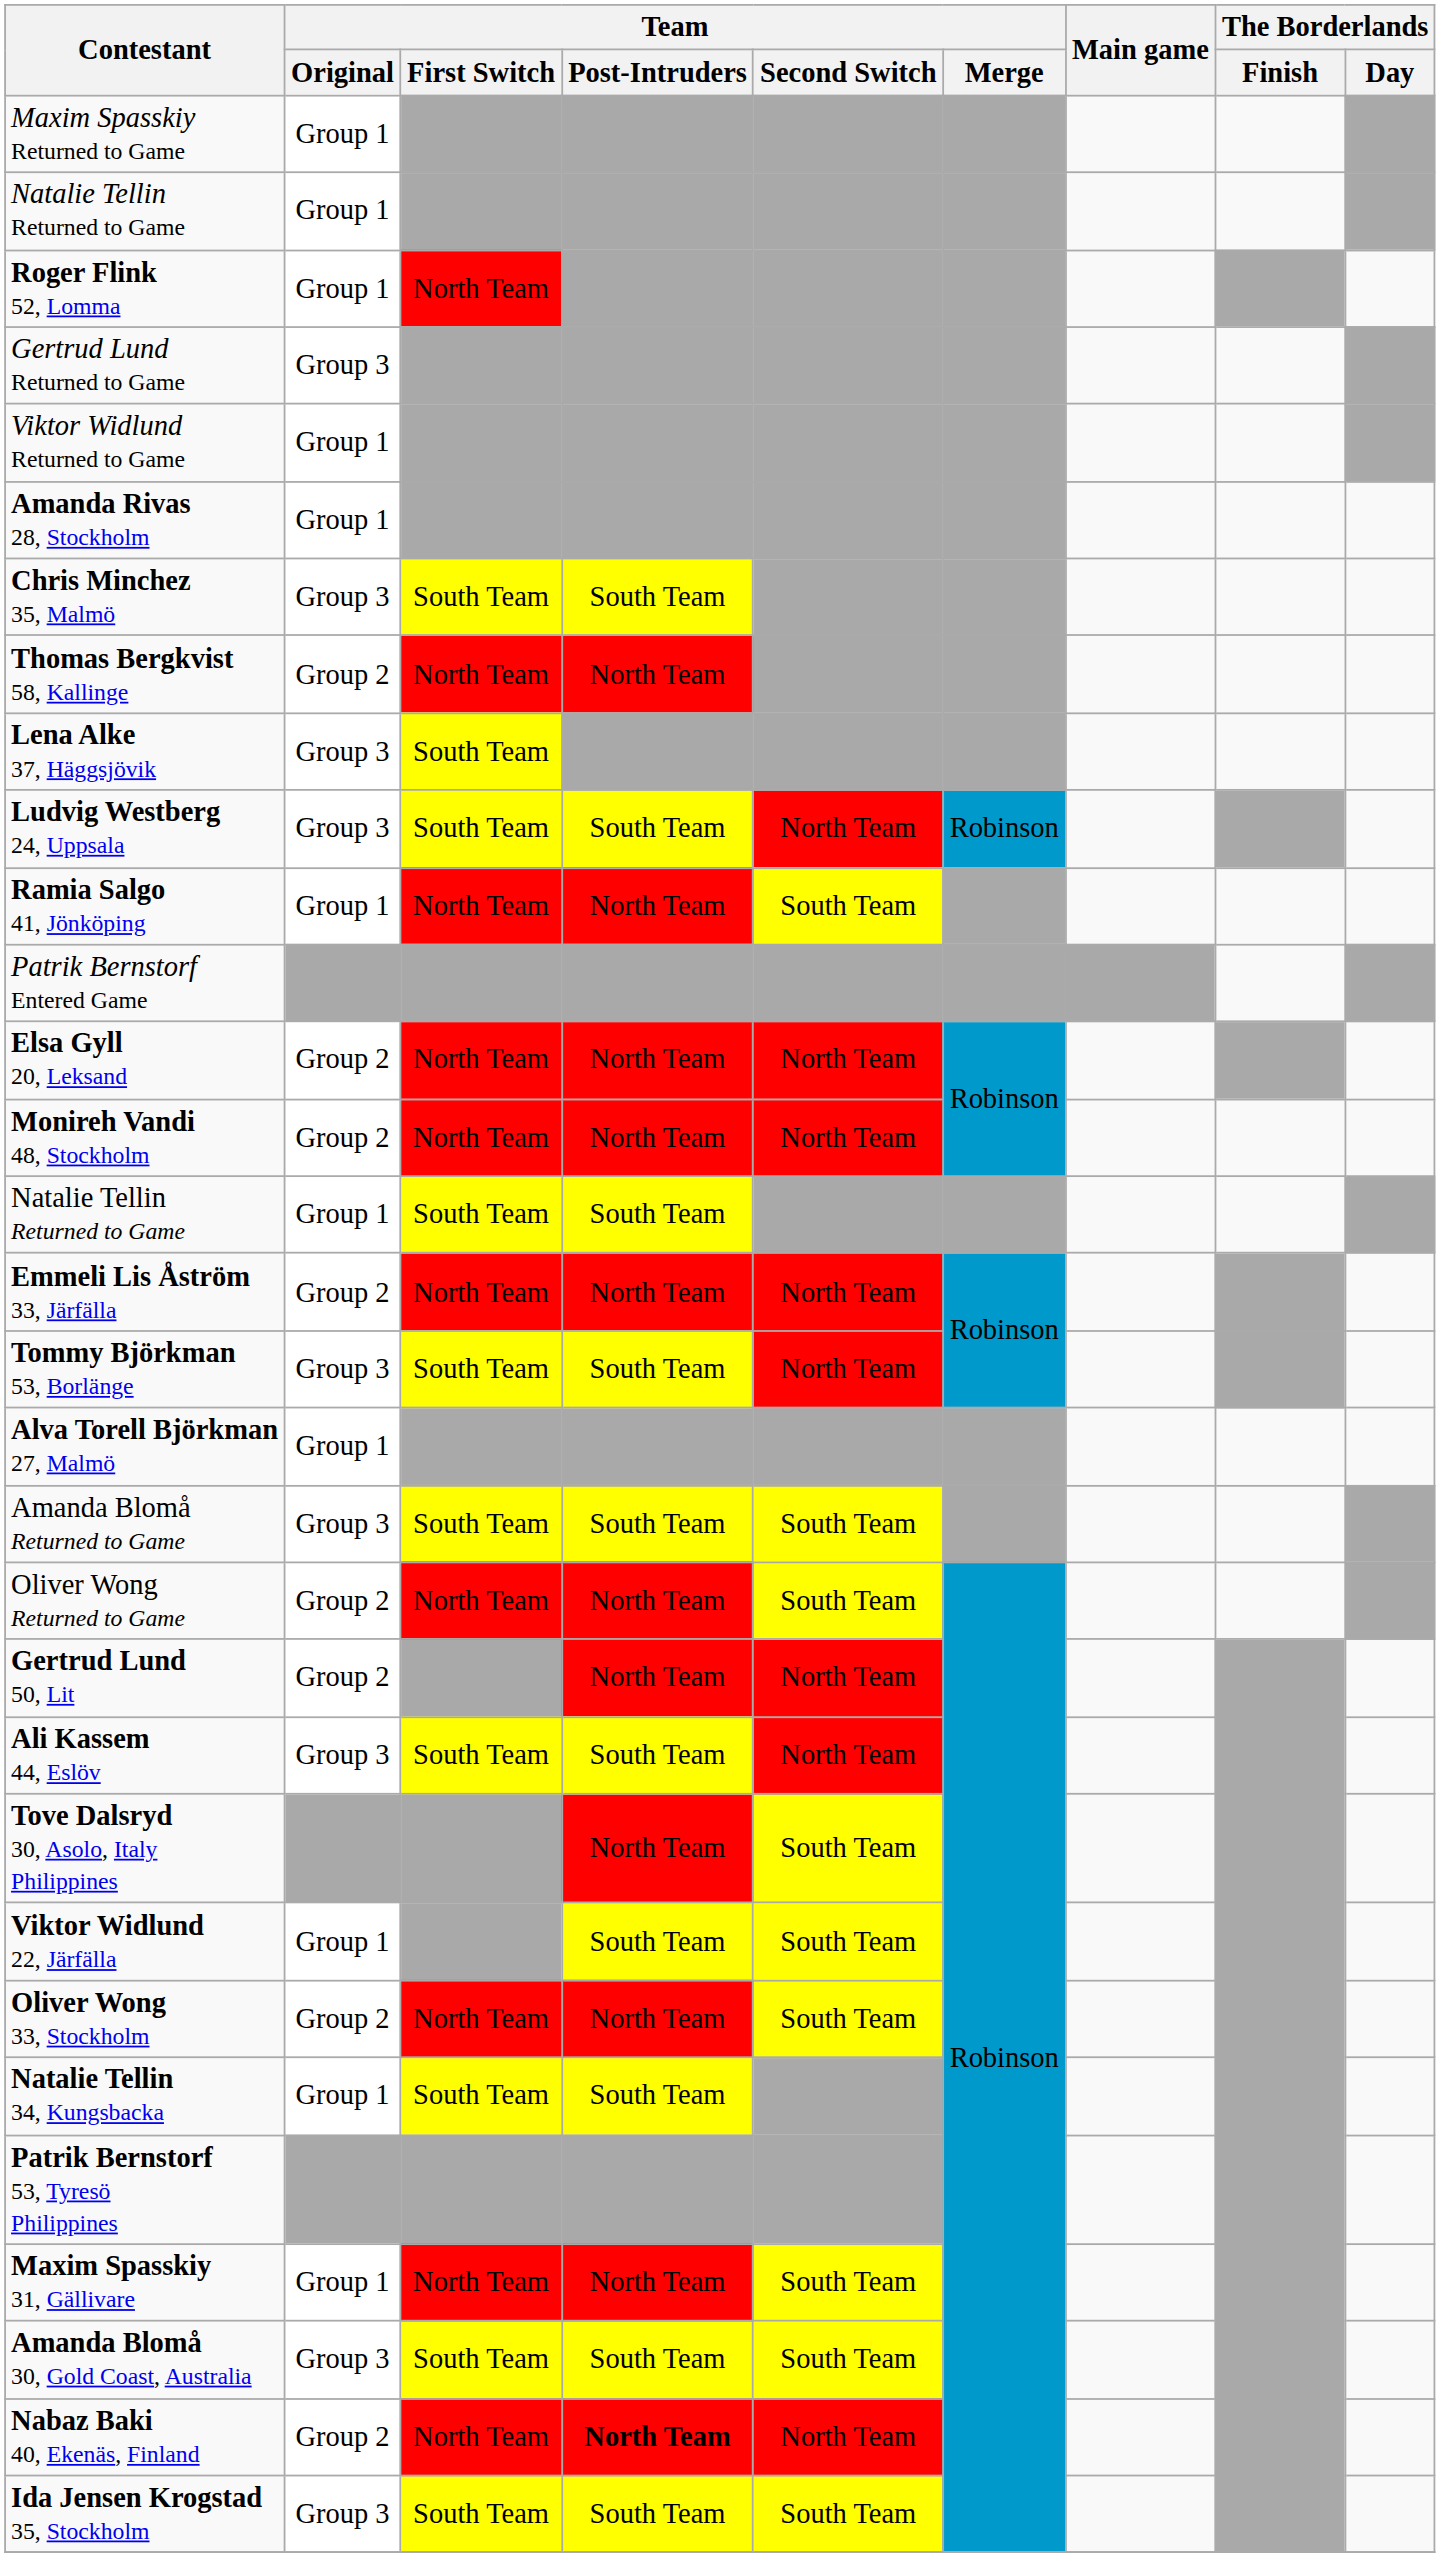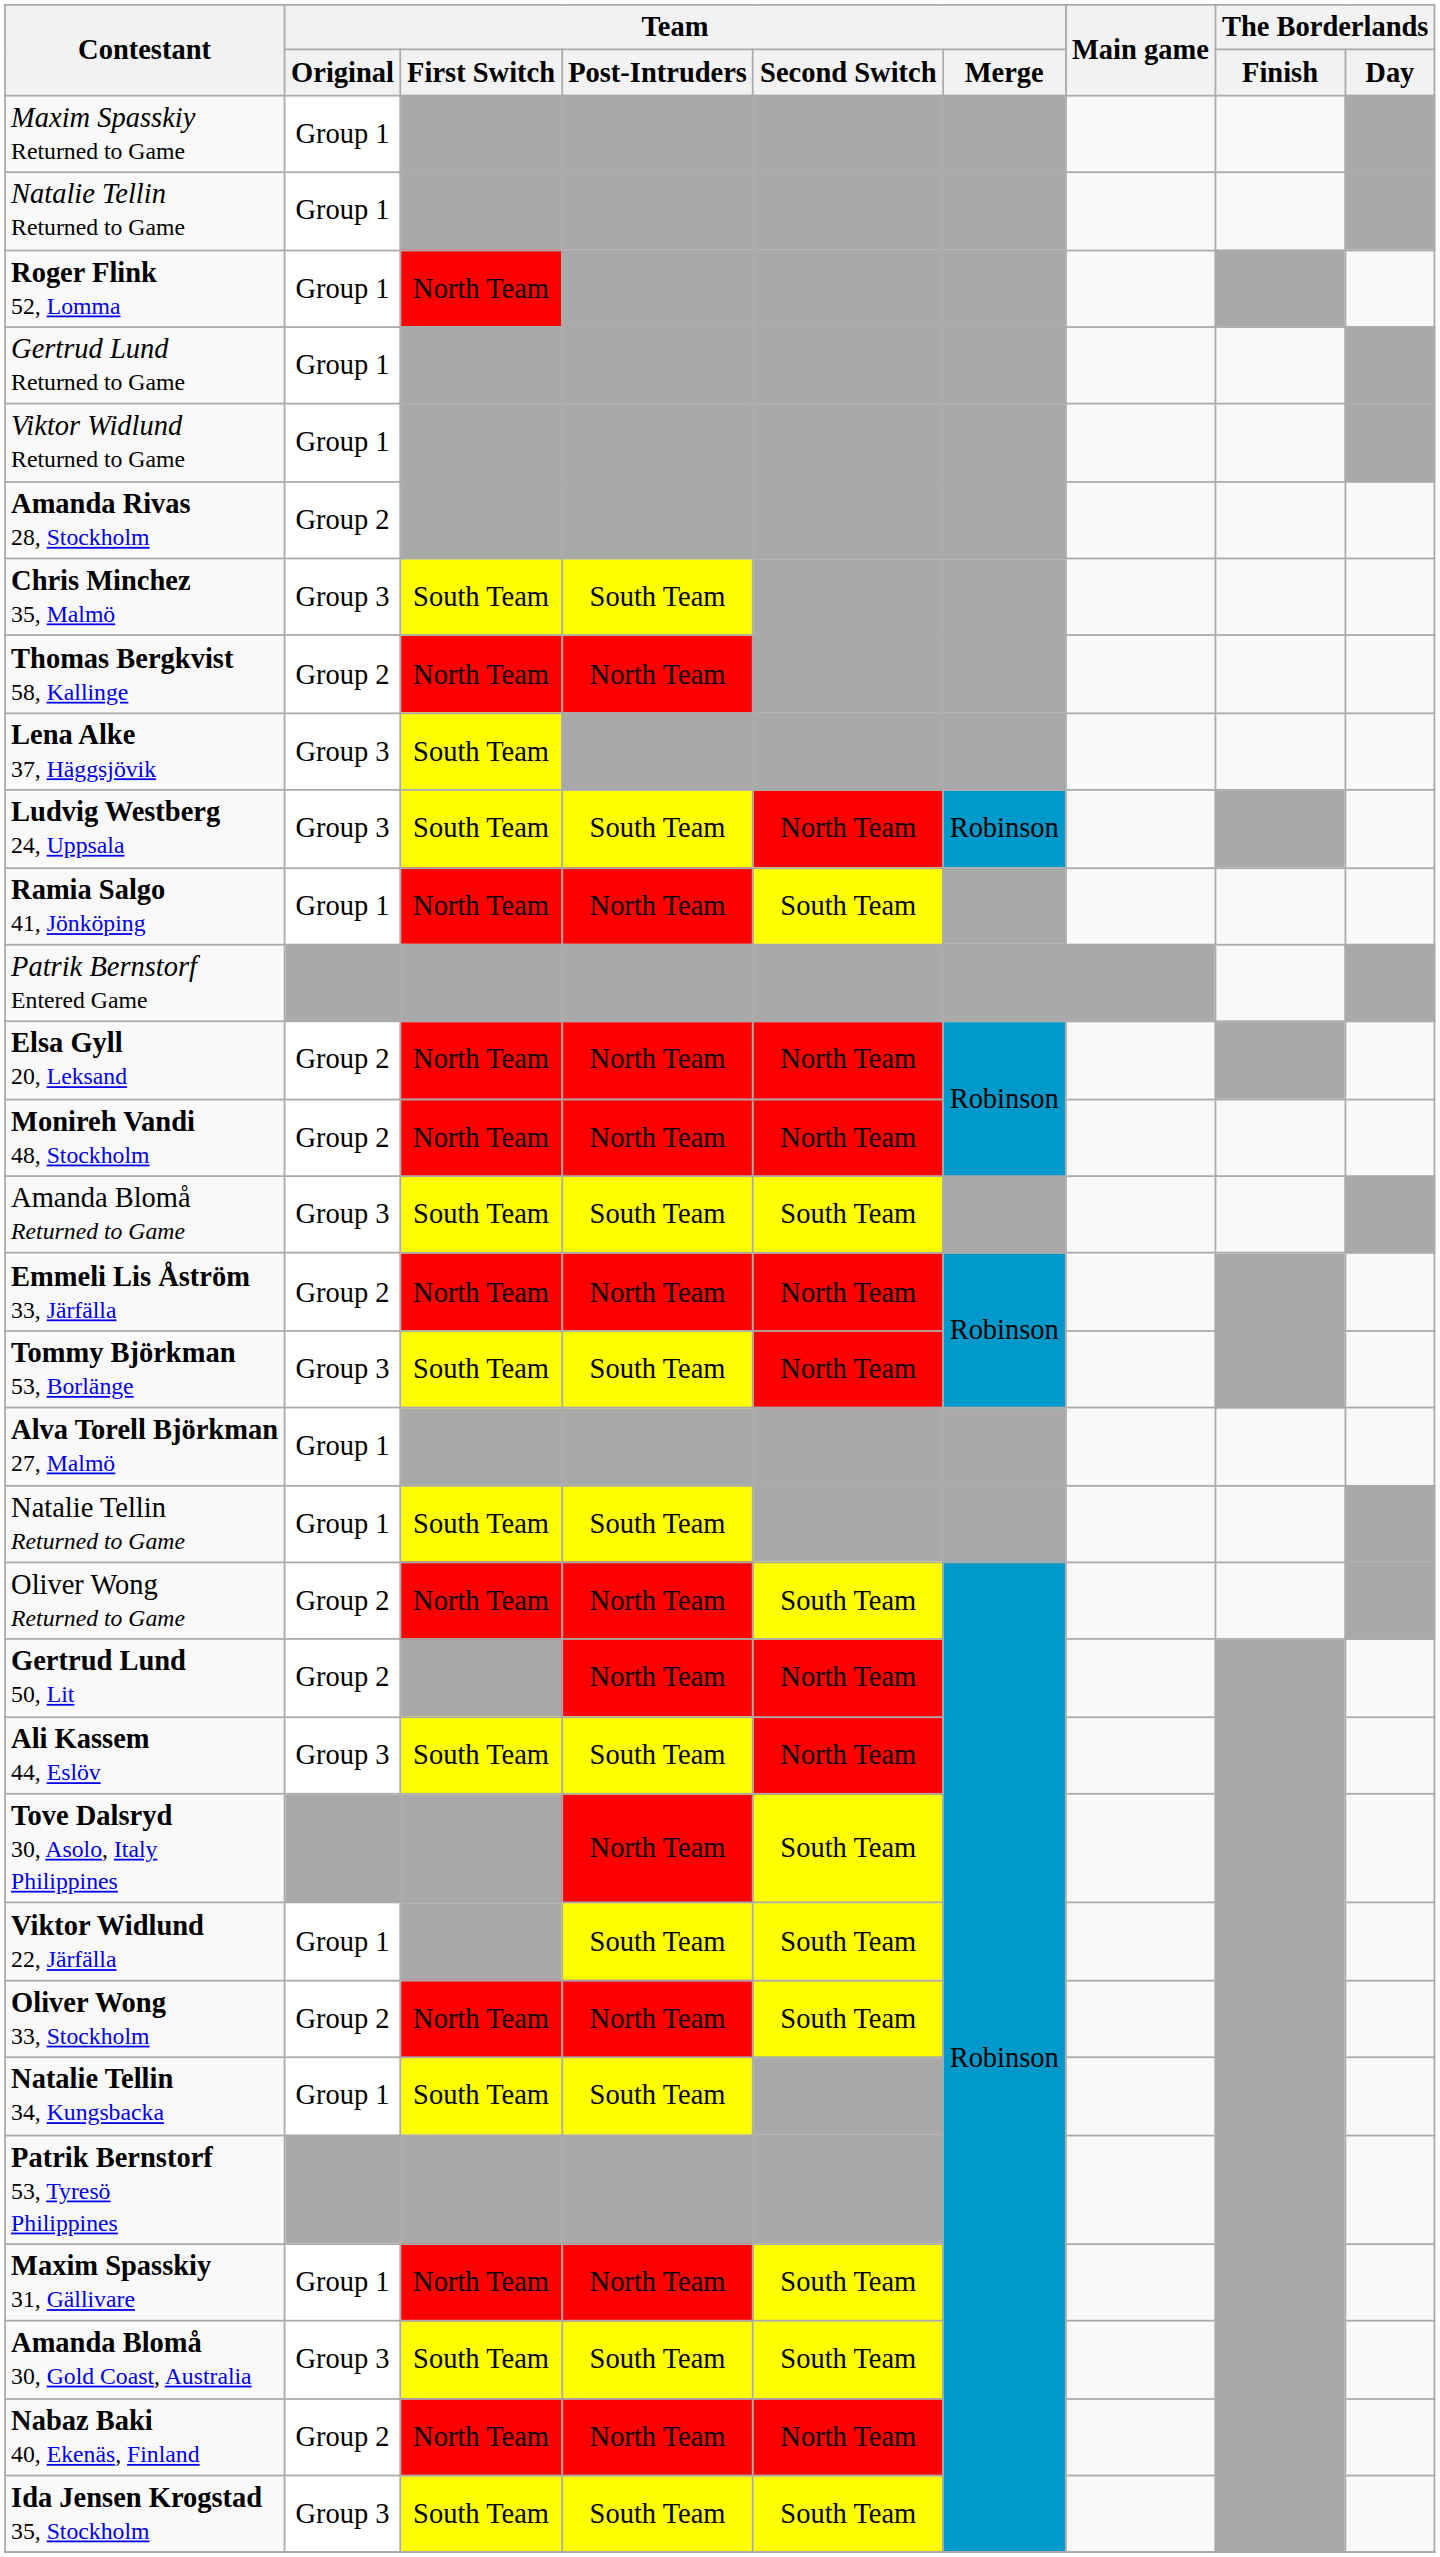(343, 365) Group 3 -> (343, 365) Group 1
(343, 519) Group 1 -> (343, 519) Group 2
rows swapped: (101, 1523) <-> (98, 1214)
(658, 2436) bold -> (658, 2436) normal
